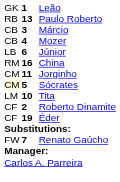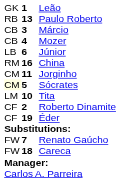+ row: (55, 151)
